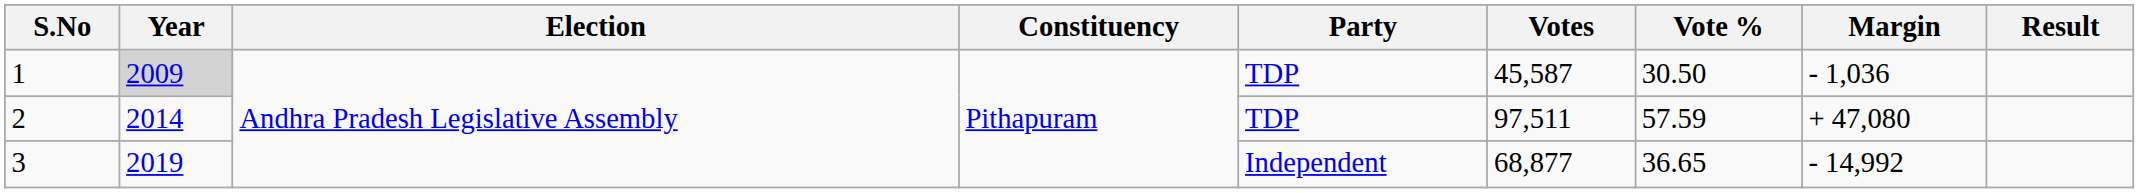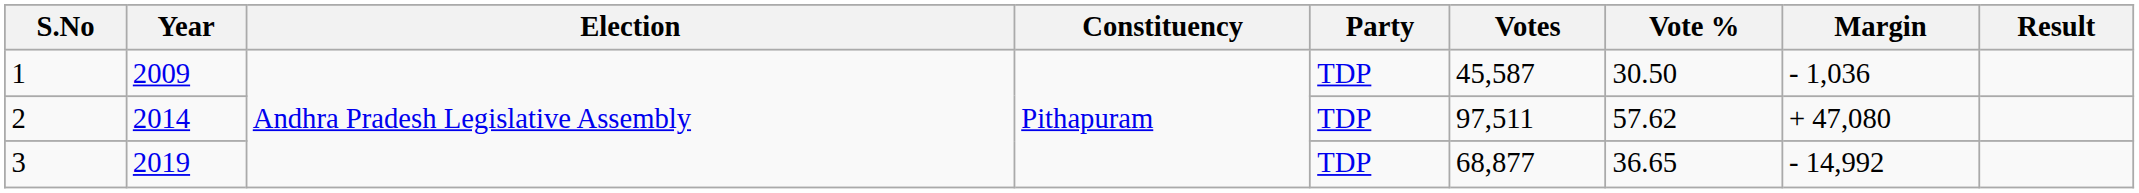(155, 72) lightgrey background -> (161, 72) no background
(1674, 118) 57.59 -> (1645, 118) 57.62
(1316, 163) Independent -> (1344, 163) TDP
